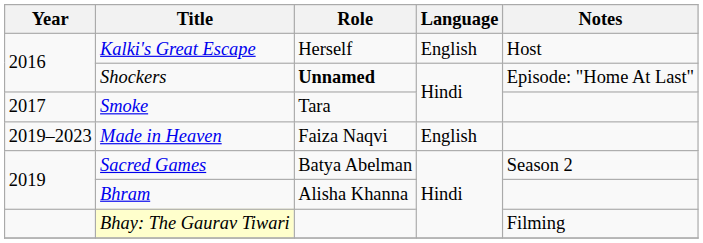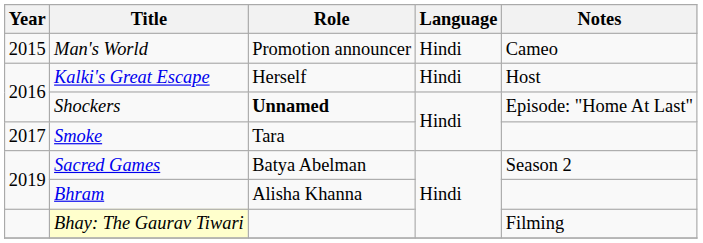+ row: (101, 48)
(449, 48) English -> (441, 77) Hindi
- row: (161, 135)
